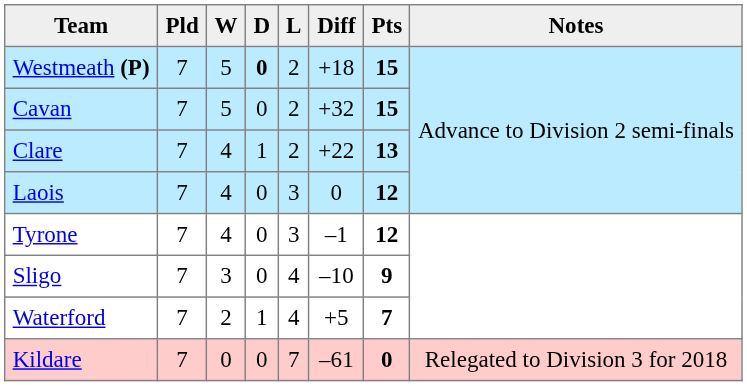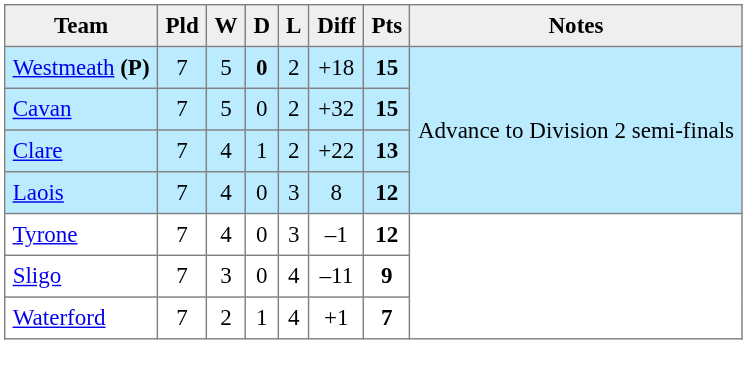(336, 192) 0 -> (336, 192) 8
(336, 275) –10 -> (336, 275) –11
(336, 317) +5 -> (336, 317) +1
- row: (47, 359)
